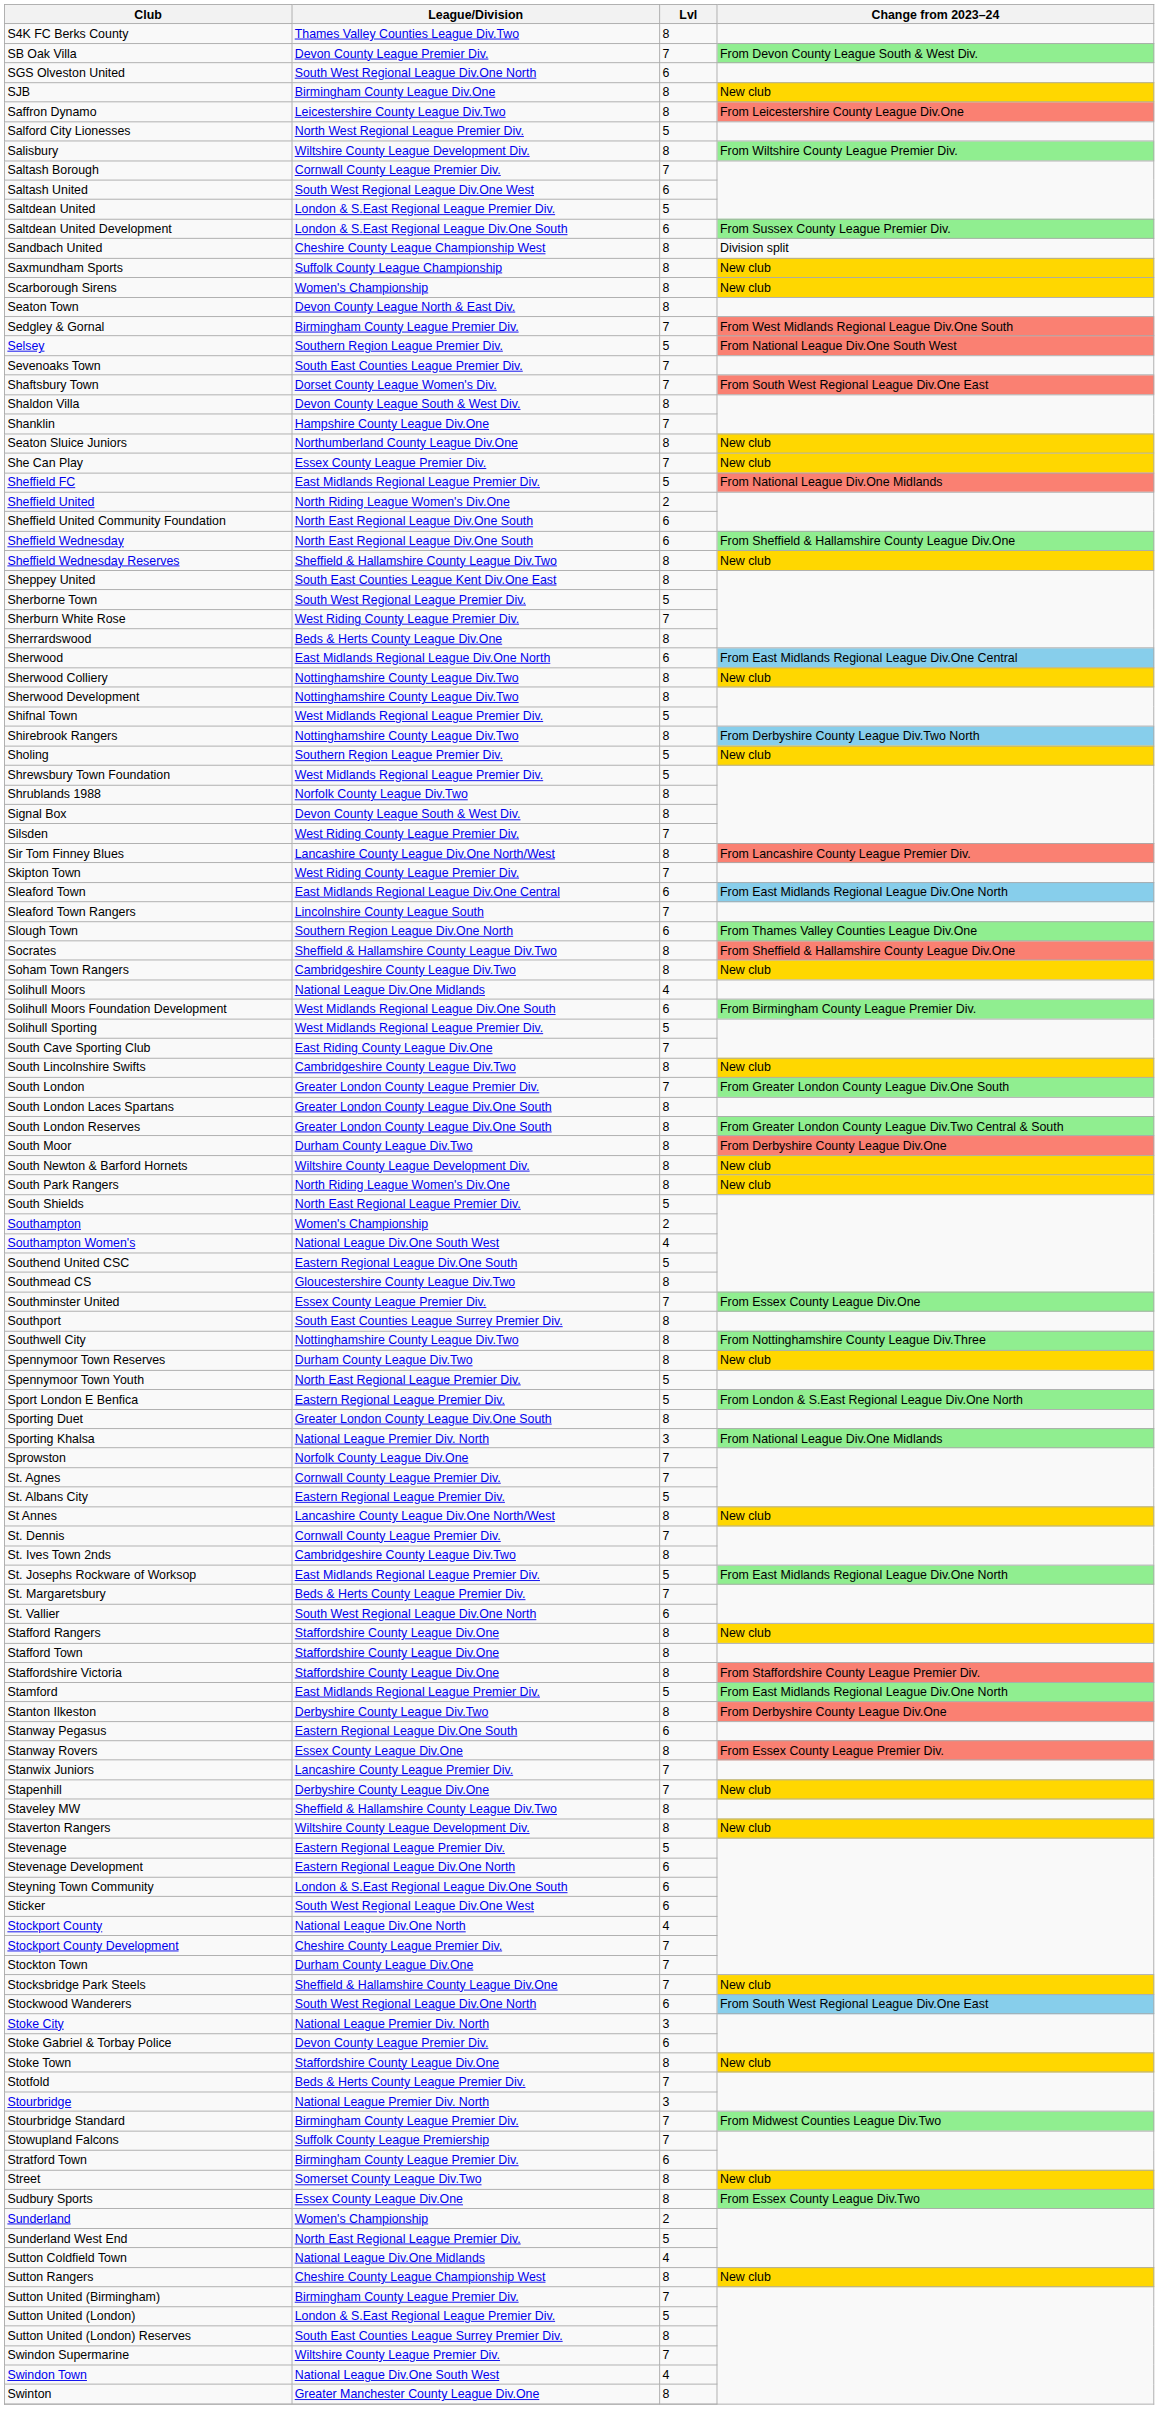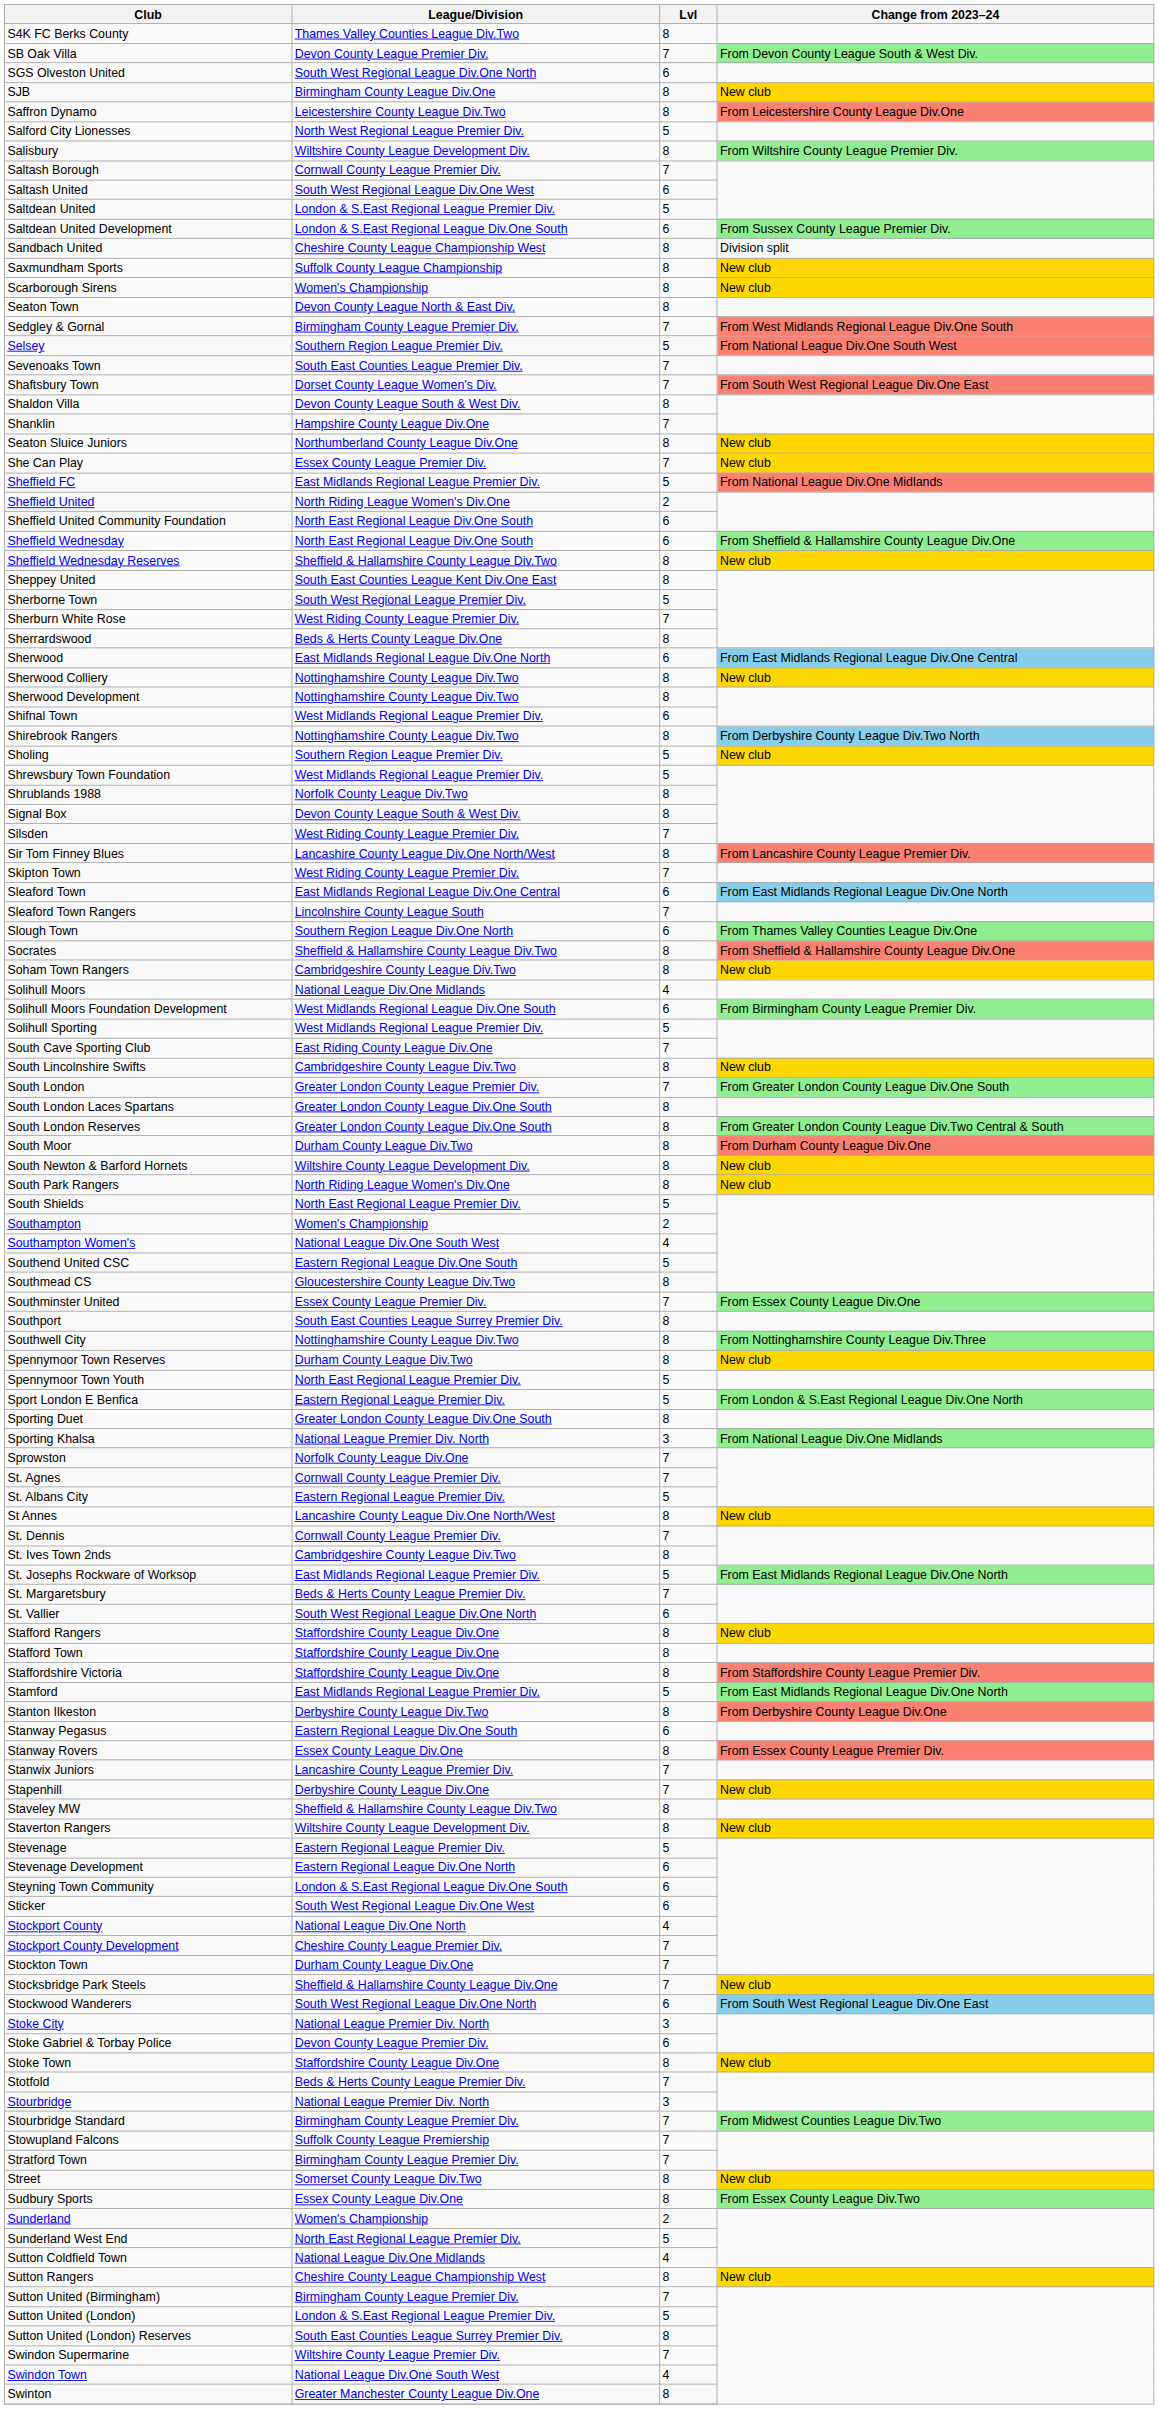(666, 716) 5 -> (666, 716) 6
(833, 1145) From Derbyshire County League Div.One -> (825, 1145) From Durham County League Div.One
(666, 2160) 6 -> (666, 2160) 7
